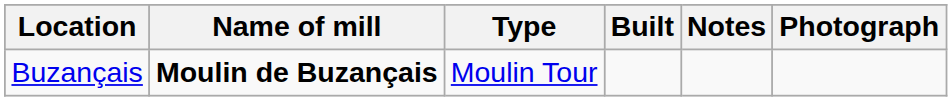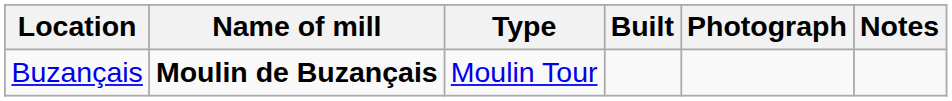columns swapped: (727, 27) <-> (859, 27)
